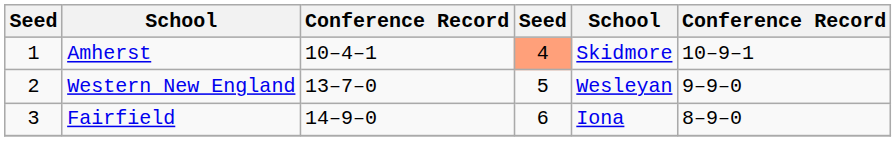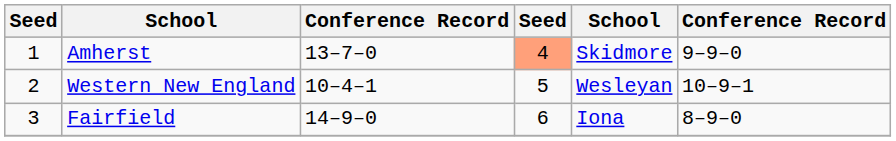(341, 54) 10–4–1 -> (341, 54) 13–7–0
(718, 54) 10–9–1 -> (712, 54) 9–9–0
(341, 86) 13–7–0 -> (341, 86) 10–4–1
(712, 86) 9–9–0 -> (718, 86) 10–9–1
